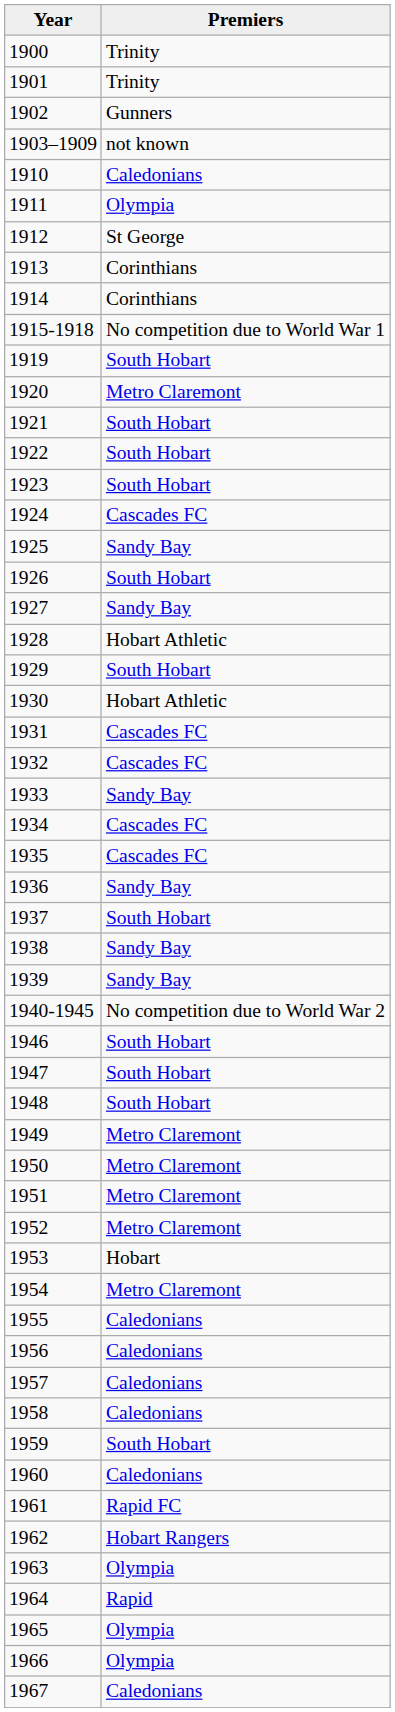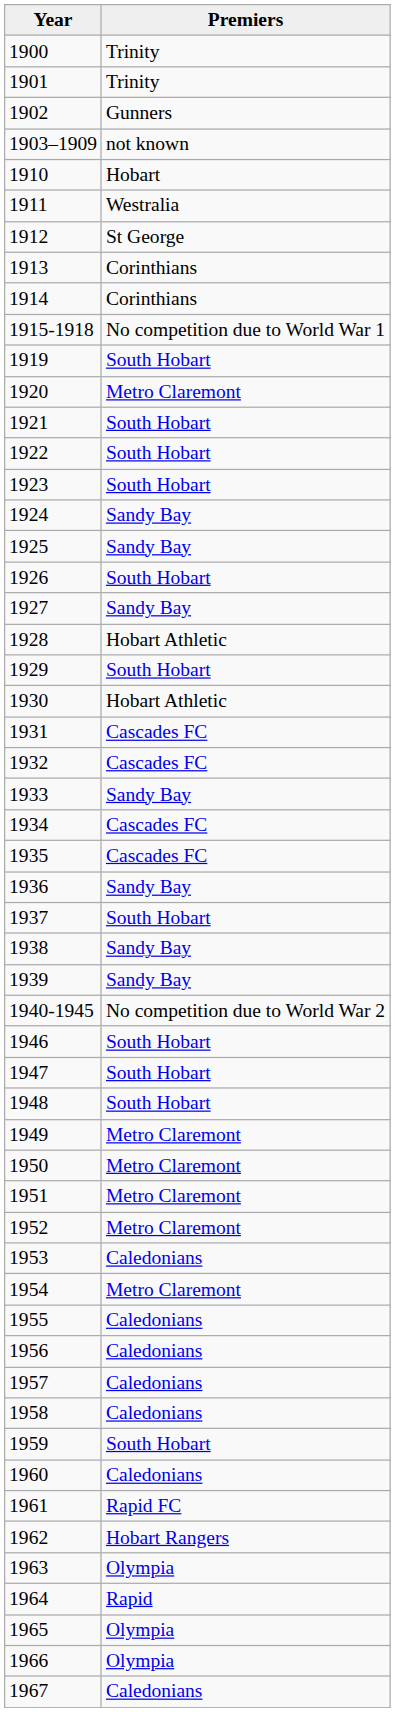(154, 174) Caledonians -> (133, 174) Hobart
(140, 205) Olympia -> (143, 205) Westralia
(157, 515) Cascades FC -> (149, 515) Sandy Bay
(133, 1258) Hobart -> (154, 1258) Caledonians
